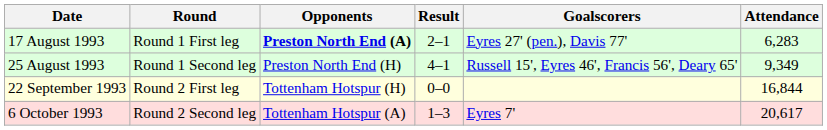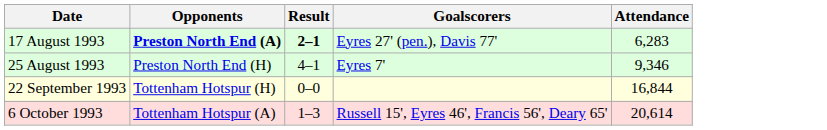- column: (195, 16)
(439, 40) normal -> (309, 40) bold
(602, 64) Russell 15', Eyres 46', Francis 56', Deary 65' -> (361, 64) Eyres 7'
(782, 64) 9,349 -> (652, 64) 9,346
(491, 112) Eyres 7' -> (472, 112) Russell 15', Eyres 46', Francis 56', Deary 65'
(782, 112) 20,617 -> (652, 112) 20,614
